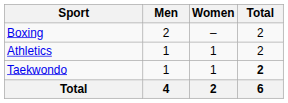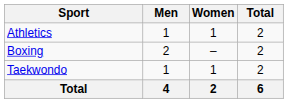rows swapped: (29, 51) <-> (25, 32)
(260, 70) bold -> (260, 70) normal
